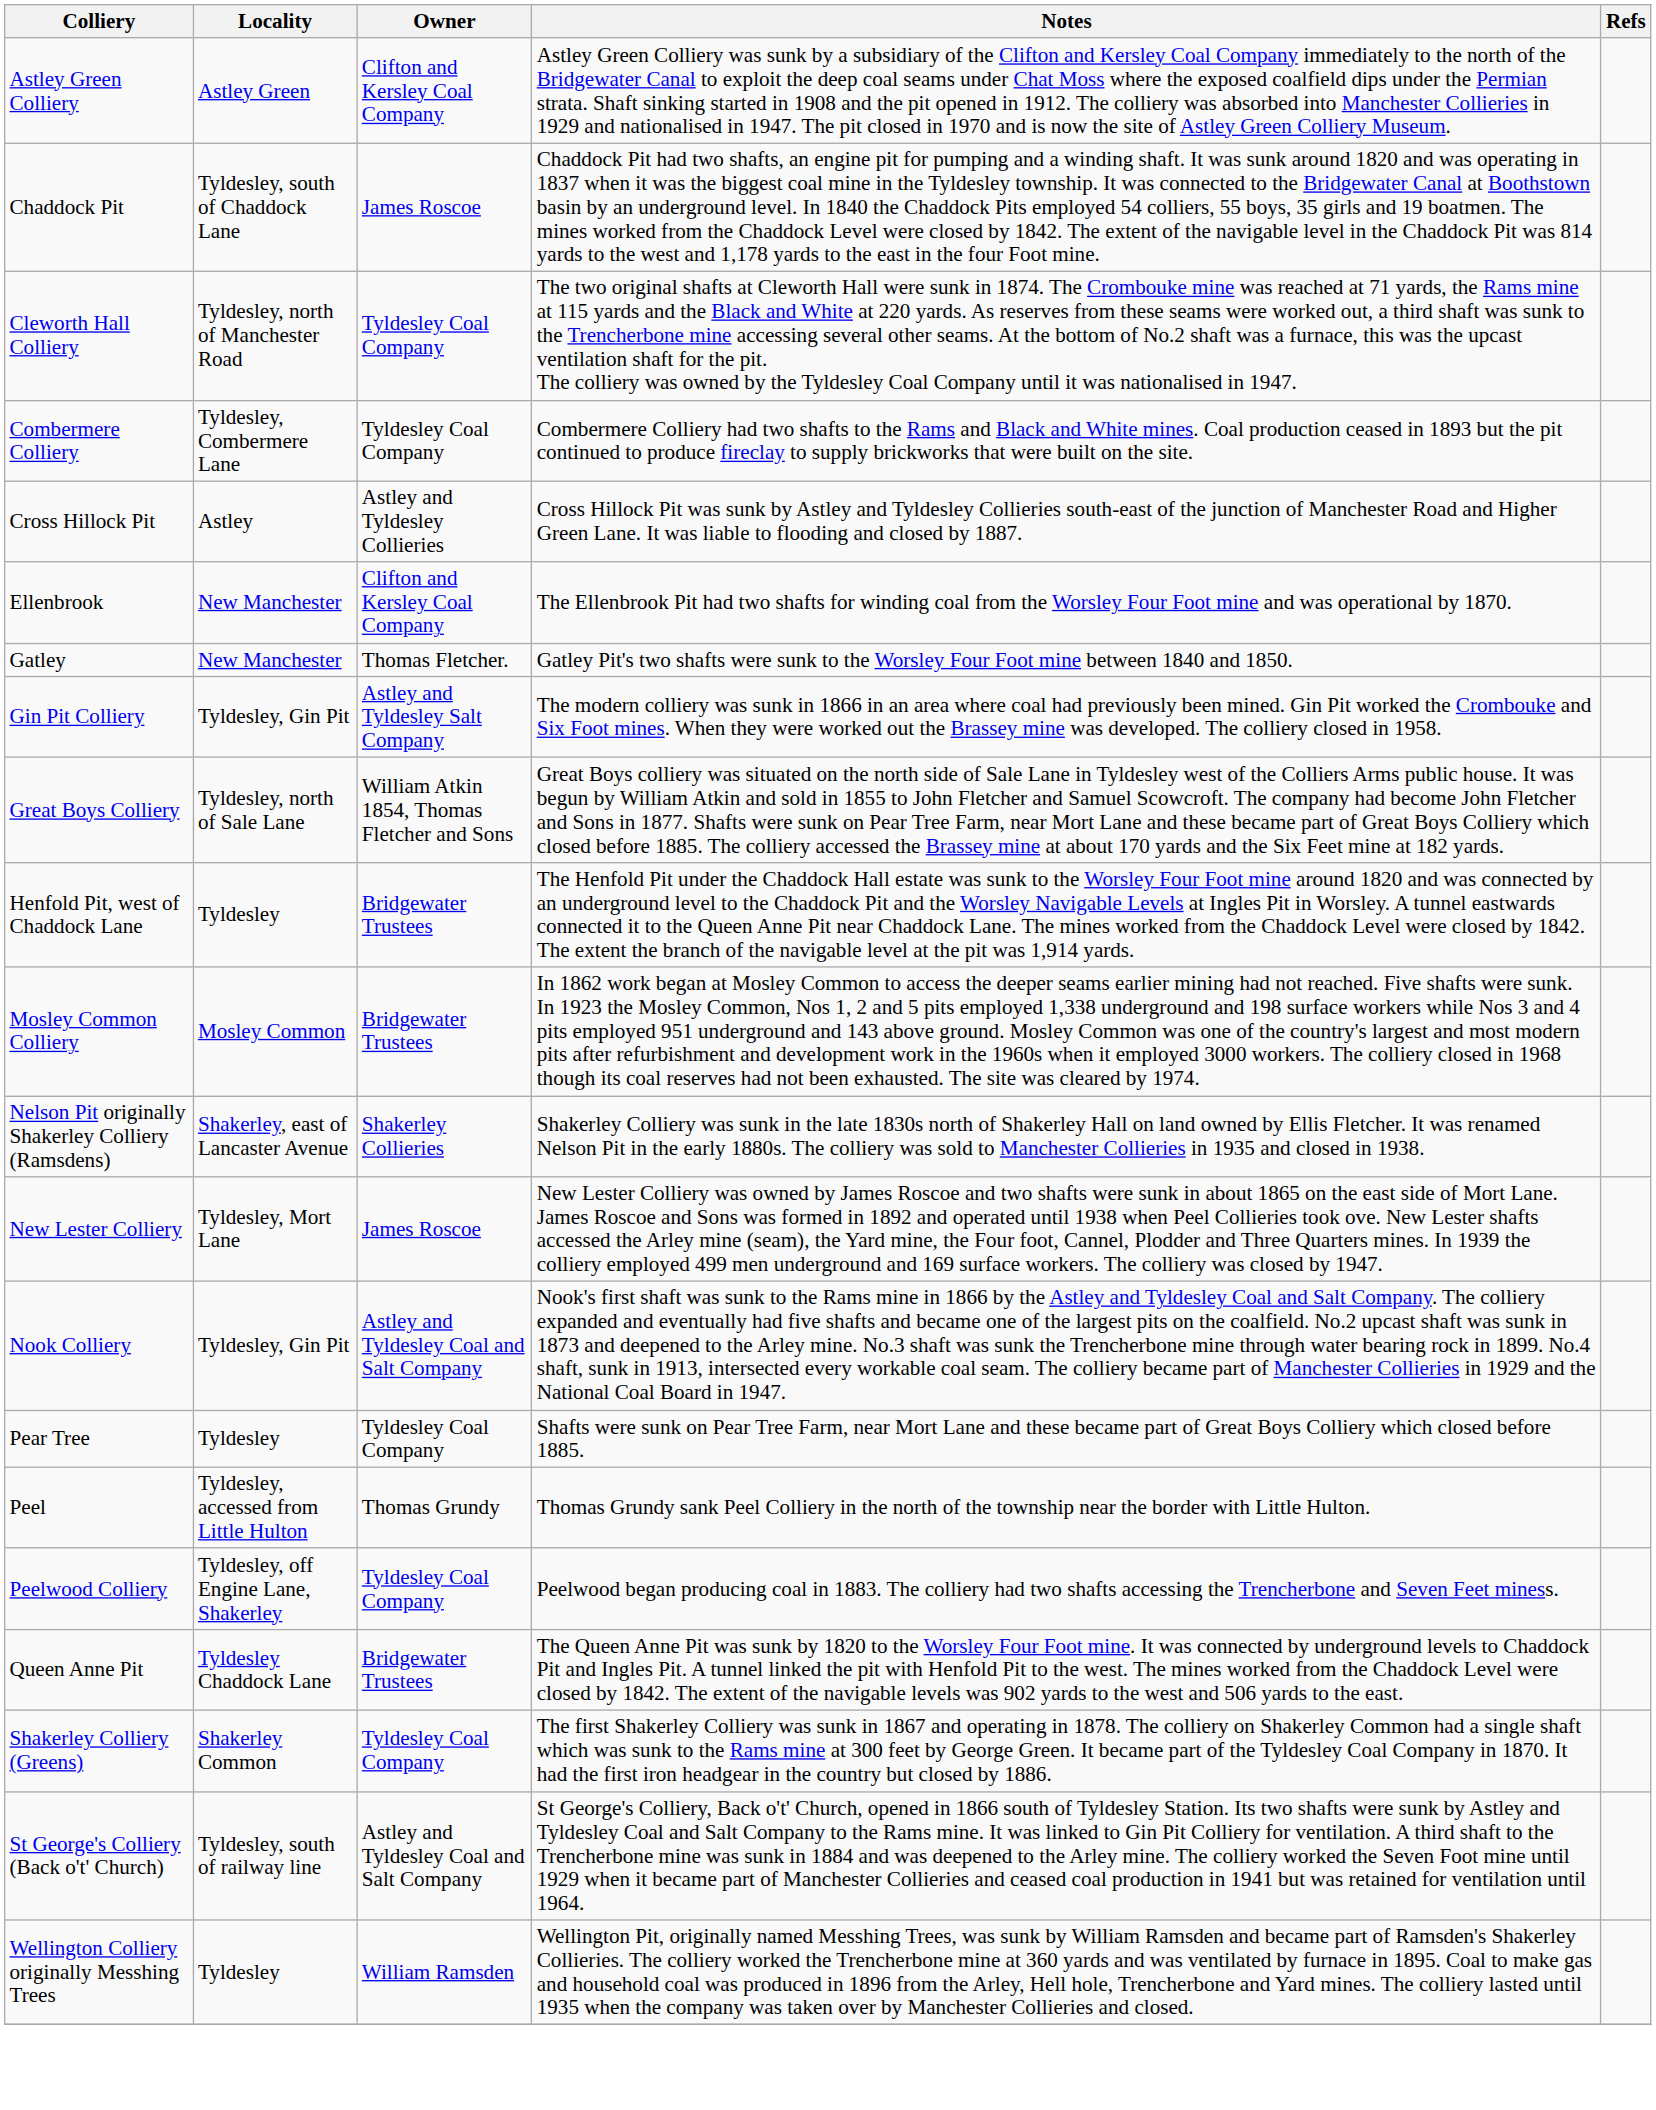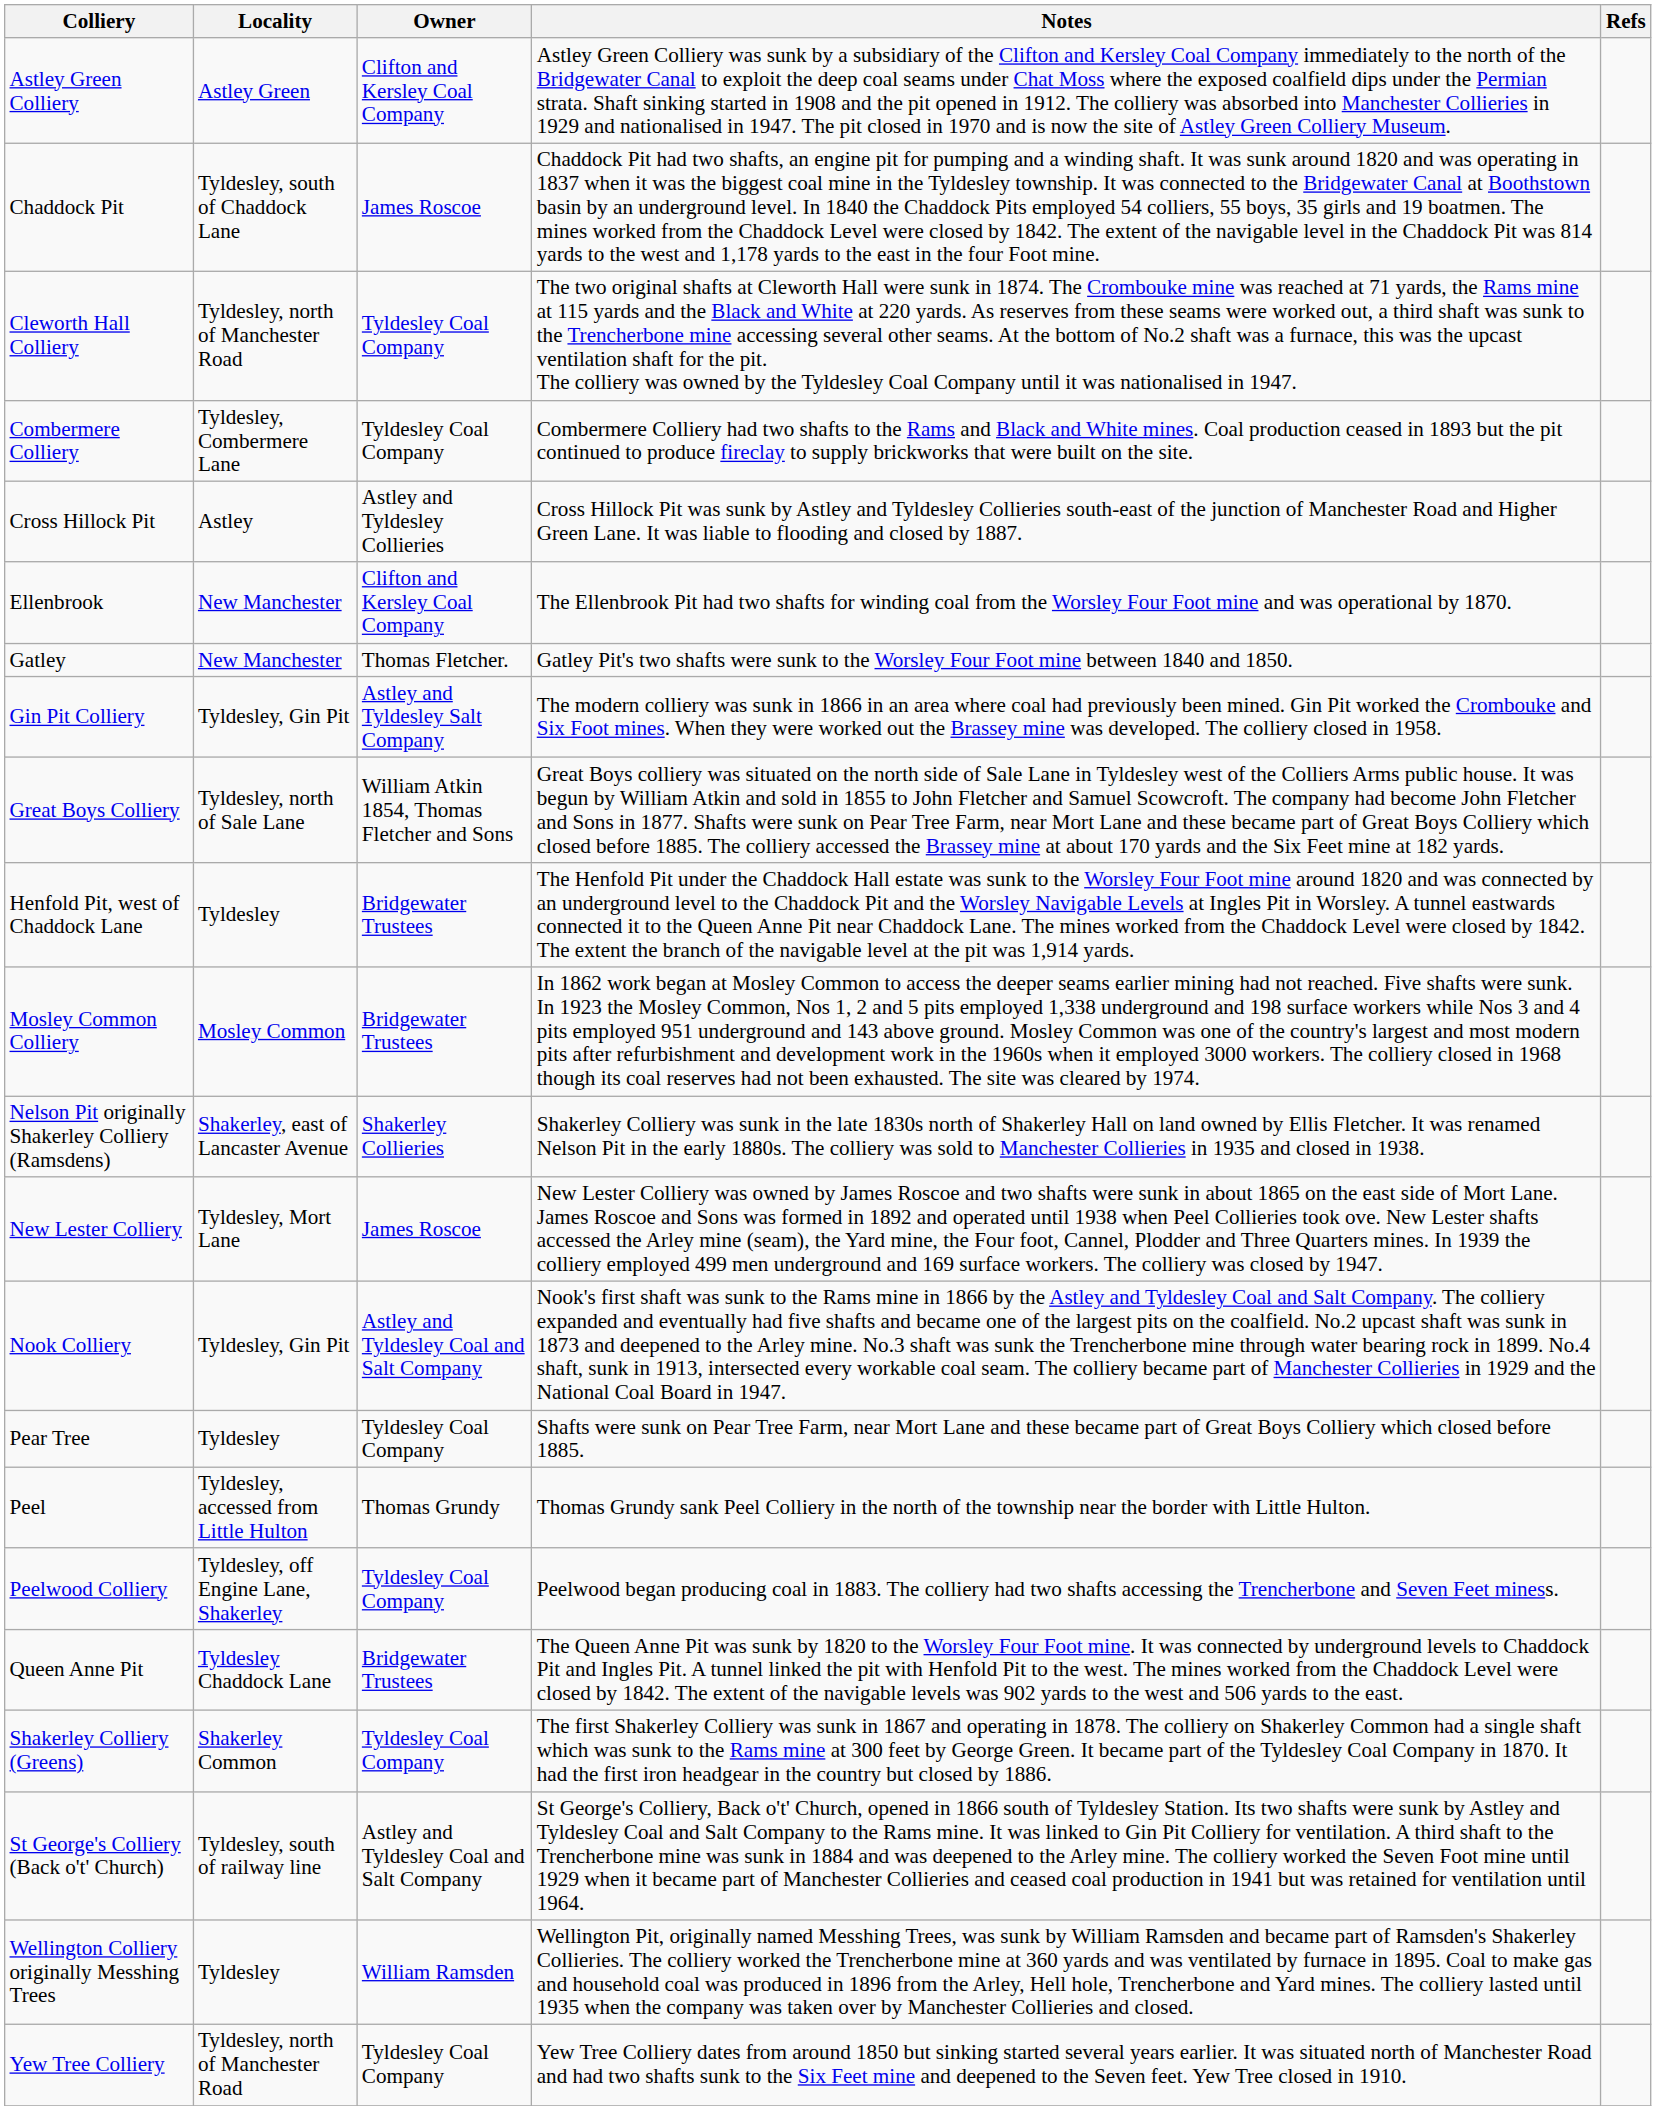+ row: (87, 2064)
